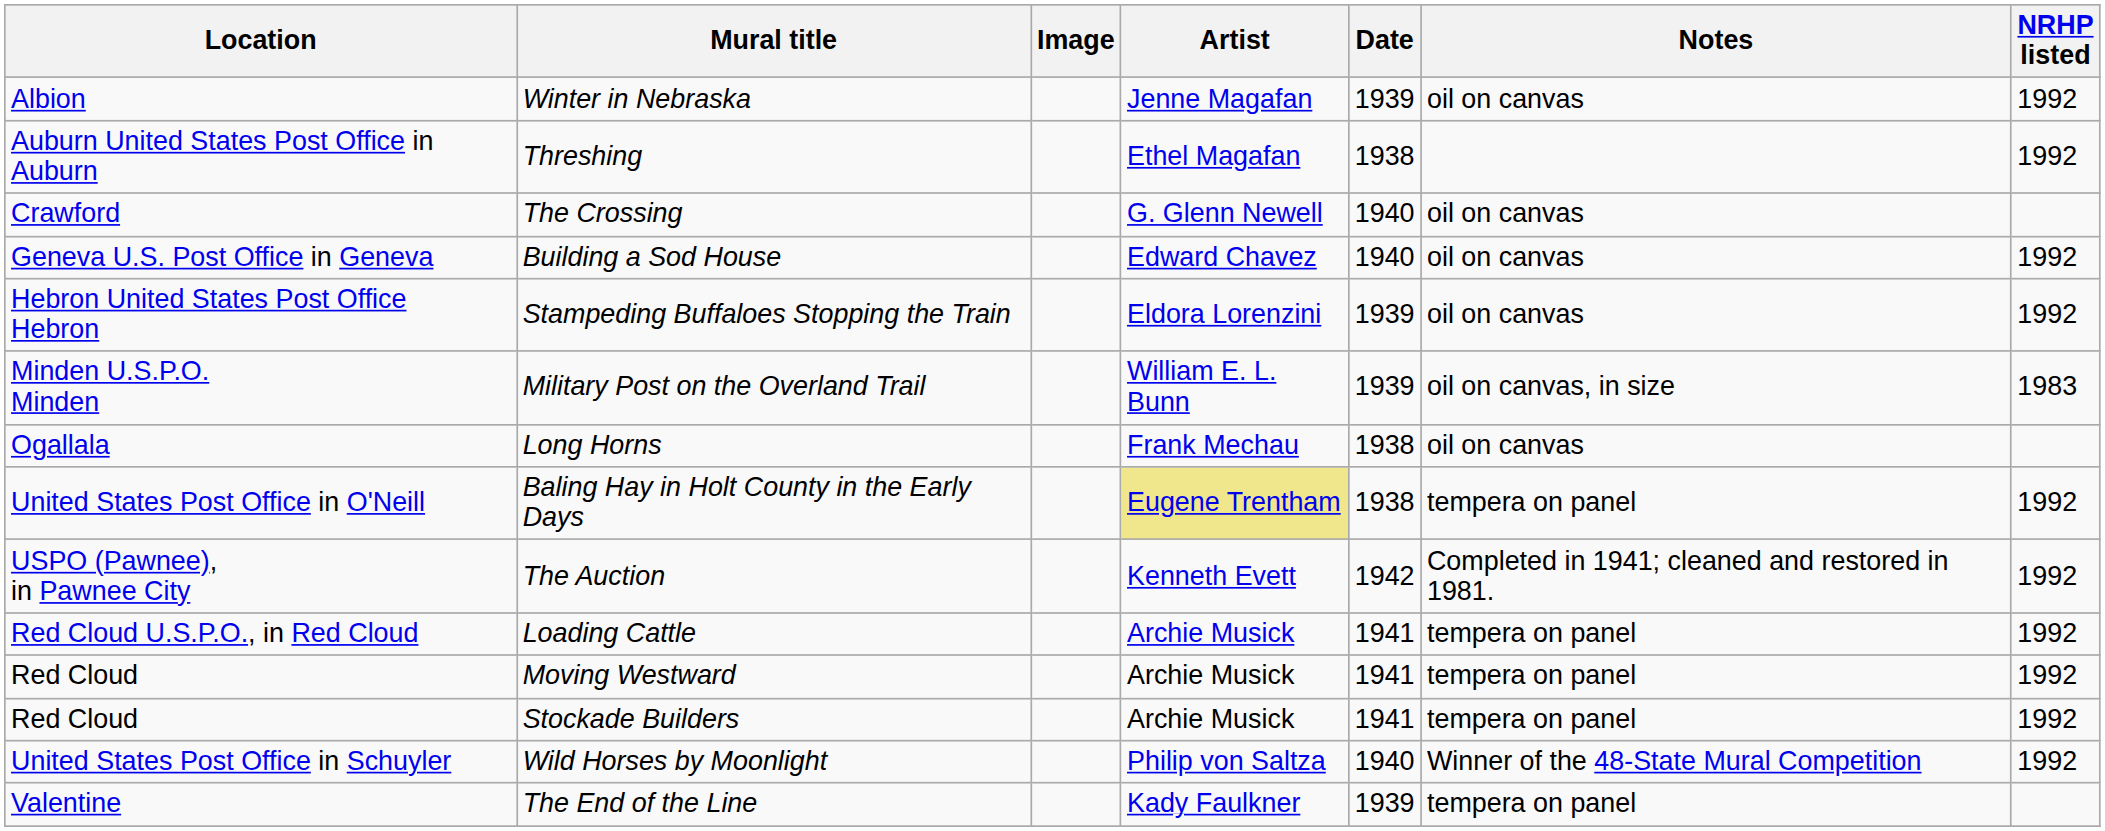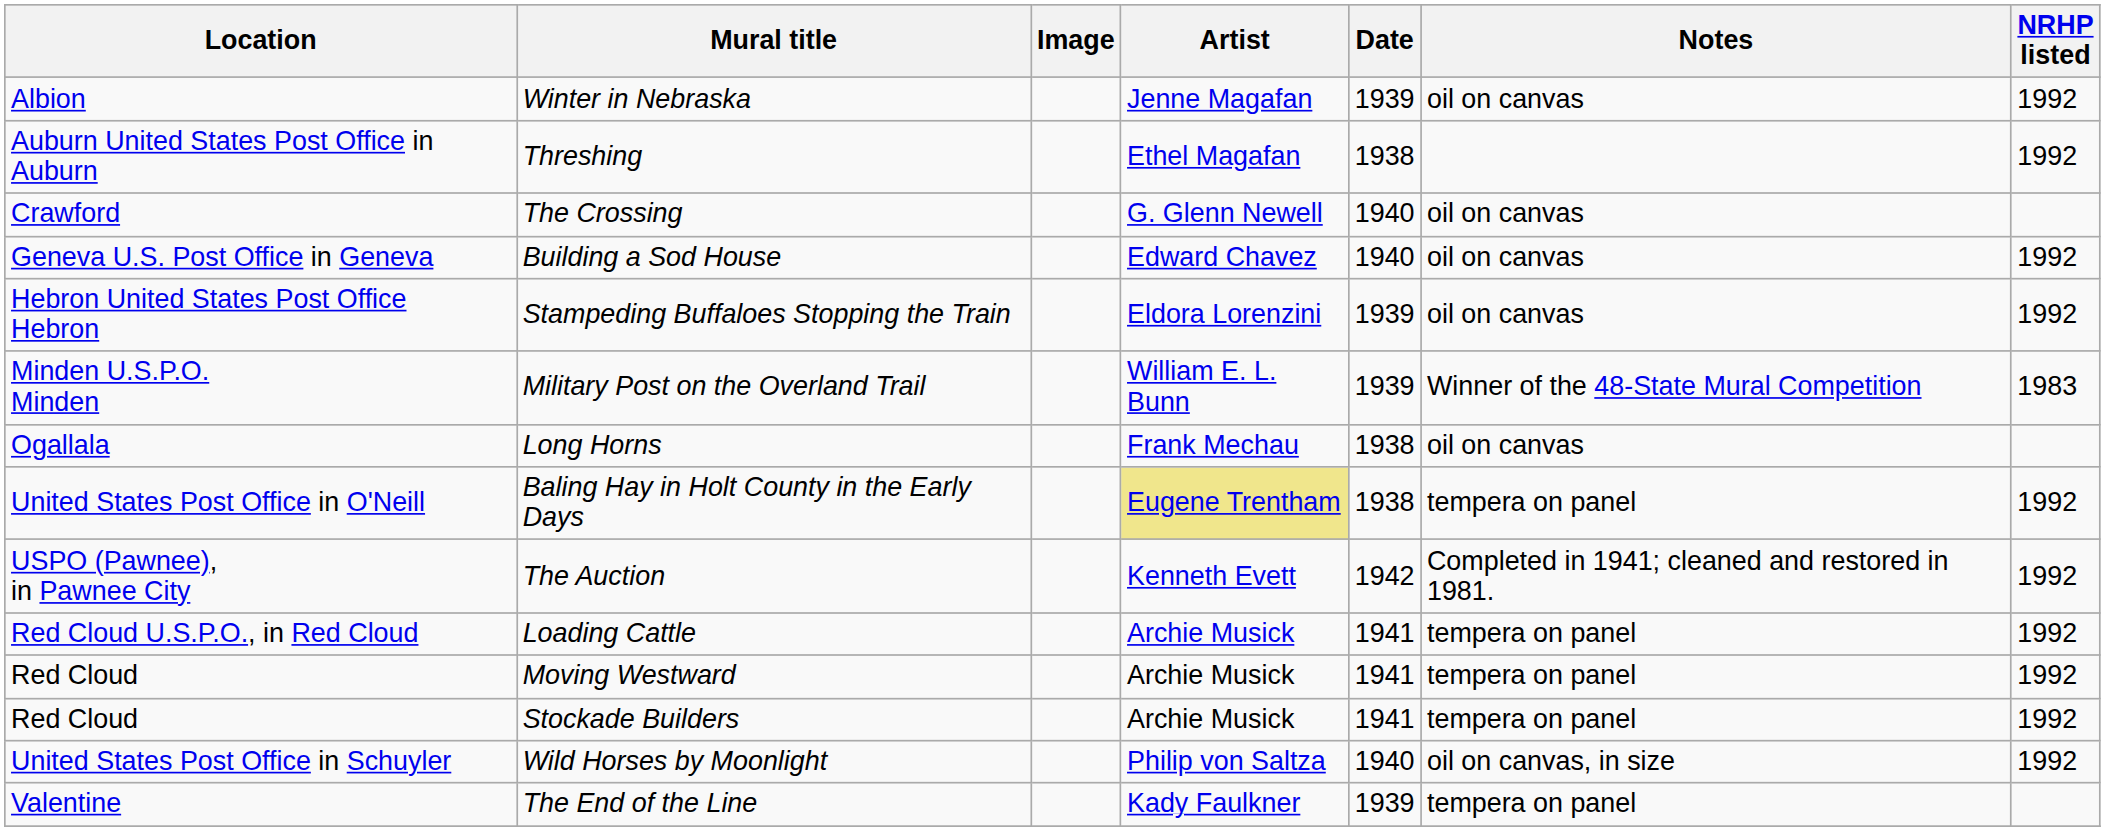(1551, 387) oil on canvas, in size -> (1674, 387) Winner of the 48-State Mural Competition
(1674, 761) Winner of the 48-State Mural Competition -> (1551, 761) oil on canvas, in size
